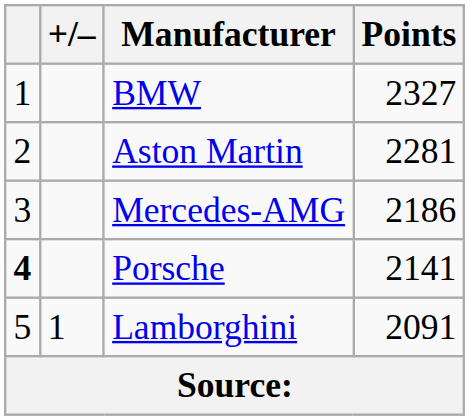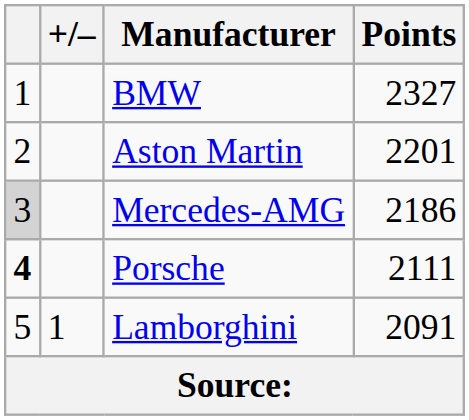(421, 151) 2281 -> (421, 151) 2201
(22, 209) no background -> (22, 209) lightgrey background
(421, 268) 2141 -> (422, 268) 2111
